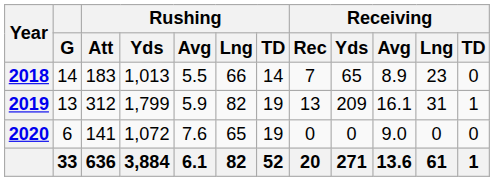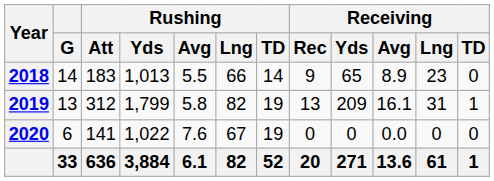(310, 76) 7 -> (310, 76) 9
(195, 104) 5.9 -> (195, 104) 5.8
(147, 133) 1,072 -> (147, 133) 1,022
(236, 133) 65 -> (236, 133) 67
(394, 133) 9.0 -> (394, 133) 0.0
